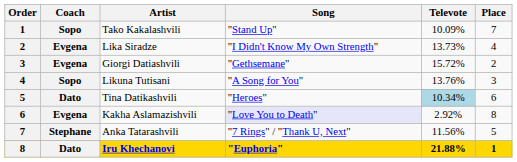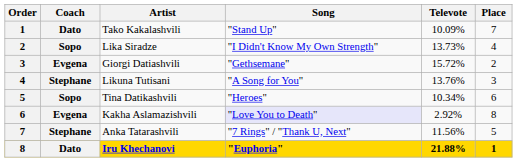(70, 30) Sopo -> (70, 30) Dato
(70, 47) Evgena -> (70, 47) Sopo
(70, 81) Sopo -> (70, 81) Stephane
(70, 98) Dato -> (70, 98) Sopo
(448, 98) lightblue background -> (448, 98) no background
